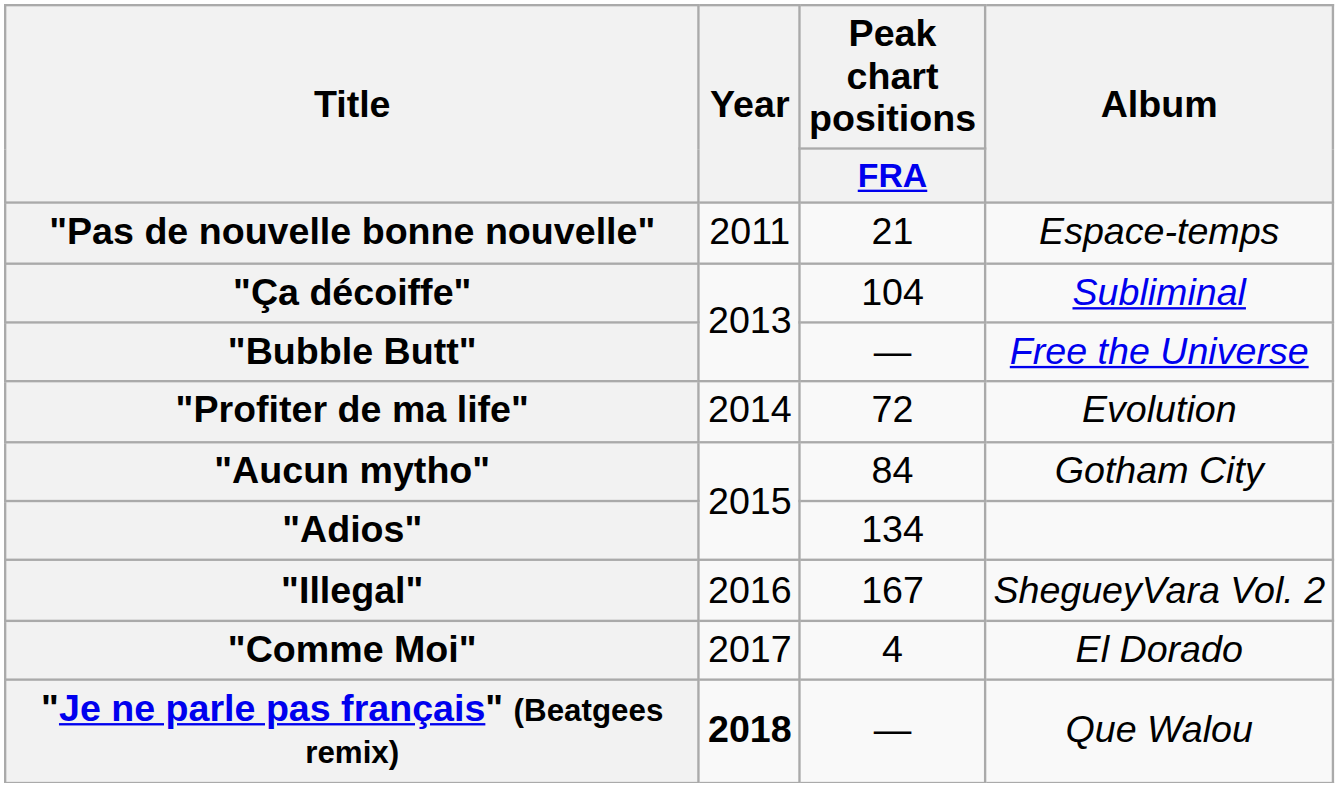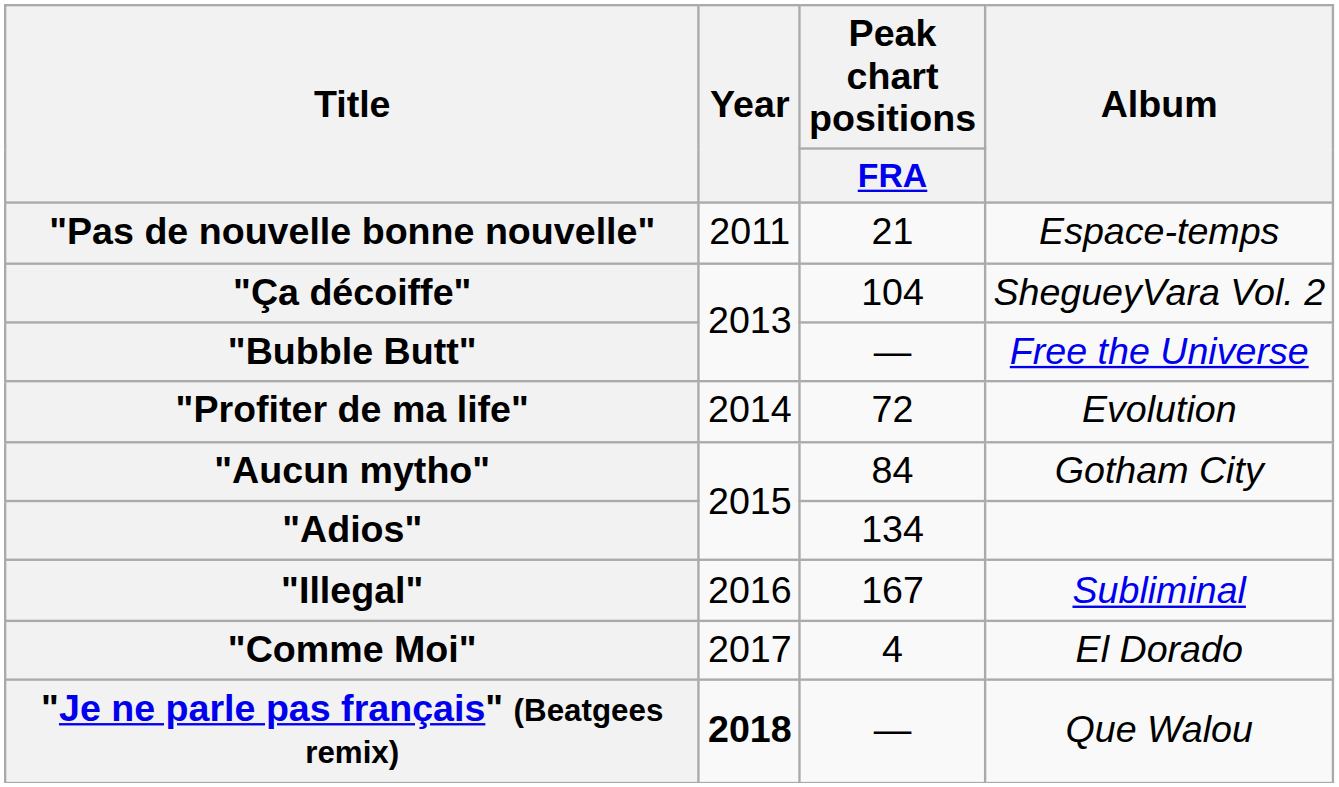(1159, 291) Subliminal -> (1159, 291) ShegueyVara Vol. 2
(1159, 589) ShegueyVara Vol. 2 -> (1159, 589) Subliminal
